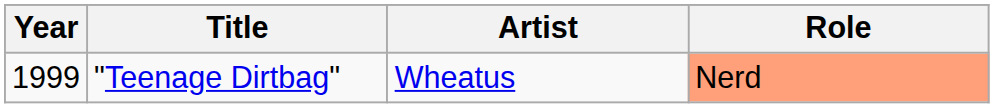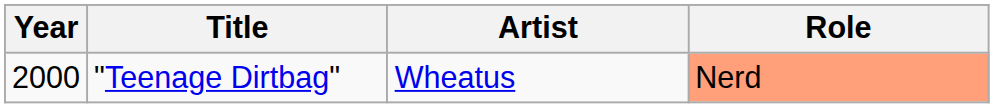(46, 77) 1999 -> (46, 77) 2000
